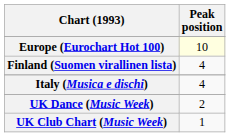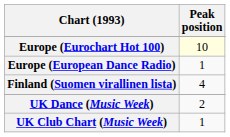+ row: (92, 65)
- row: (92, 84)
